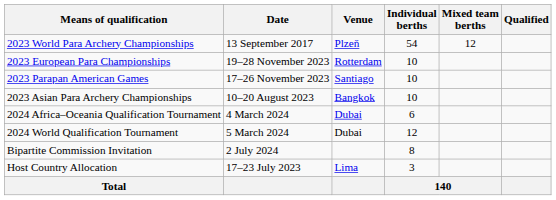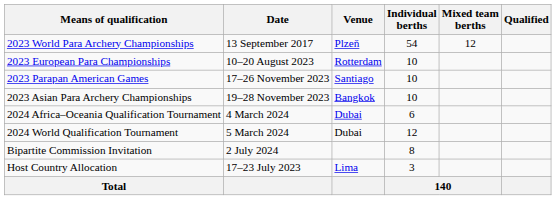(278, 61) 19–28 November 2023 -> (270, 61) 10–20 August 2023
(270, 97) 10–20 August 2023 -> (278, 97) 19–28 November 2023
